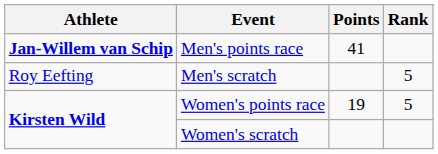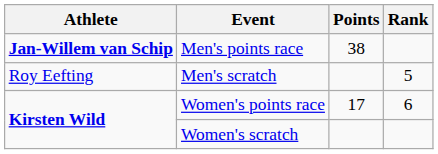(356, 47) 41 -> (356, 47) 38
(356, 105) 19 -> (356, 105) 17
(408, 105) 5 -> (408, 105) 6
